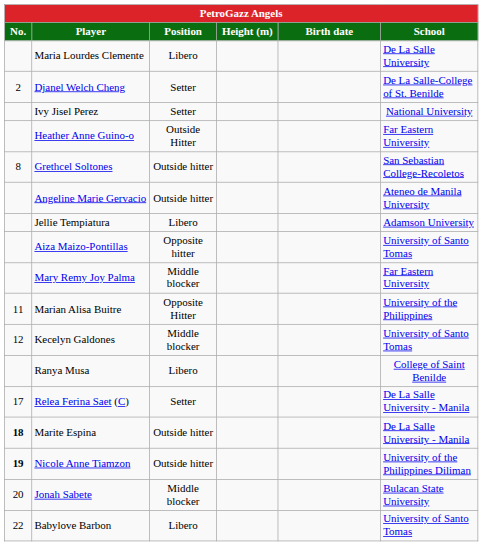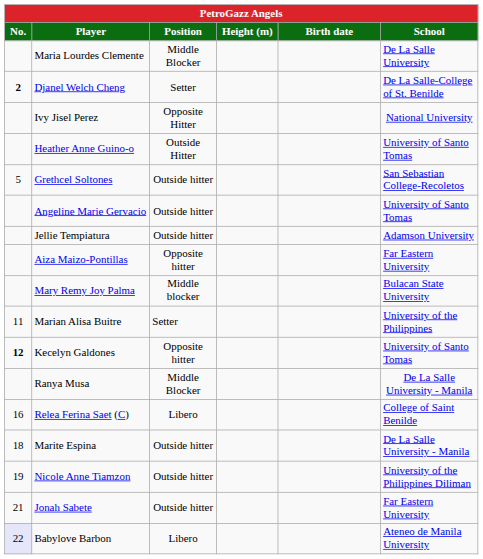(183, 56) Libero -> (183, 56) Middle Blocker
(18, 87) normal -> (18, 87) bold
(183, 111) Setter -> (183, 118) Opposite Hitter
(408, 136) Far Eastern University -> (426, 149) University of Santo Tomas
(18, 167) 8 -> (18, 180) 5
(422, 198) Ateneo de Manila University -> (426, 211) University of Santo Tomas
(183, 222) Libero -> (183, 235) Outside hitter
(426, 247) University of Santo Tomas -> (408, 260) Far Eastern University
(408, 278) Far Eastern University -> (413, 291) Bulacan State University
(183, 309) Opposite Hitter -> (165, 322) Setter
(18, 340) normal -> (18, 353) bold
(183, 340) Middle blocker -> (183, 353) Opposite hitter
(183, 371) Libero -> (183, 384) Middle Blocker
(429, 371) College of Saint Benilde -> (429, 384) De La Salle University - Manila
(18, 402) 17 -> (18, 415) 16
(183, 402) Setter -> (183, 415) Libero
(426, 402) De La Salle University - Manila -> (419, 415) College of Saint Benilde
(18, 433) bold -> (18, 446) normal
(18, 464) bold -> (18, 477) normal
(18, 495) 20 -> (18, 508) 21
(183, 495) Middle blocker -> (183, 508) Outside hitter
(413, 495) Bulacan State University -> (408, 508) Far Eastern University
(18, 526) no background -> (18, 539) lavender background
(426, 526) University of Santo Tomas -> (422, 539) Ateneo de Manila University
